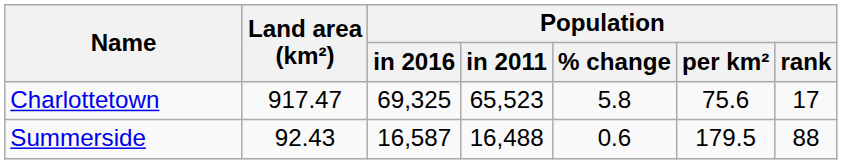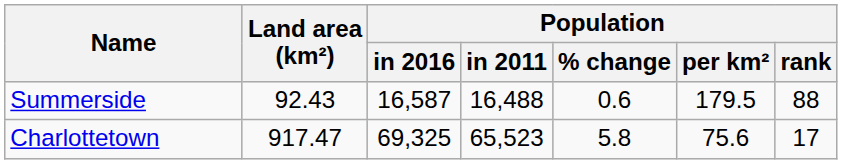rows swapped: (85, 100) <-> (78, 138)
